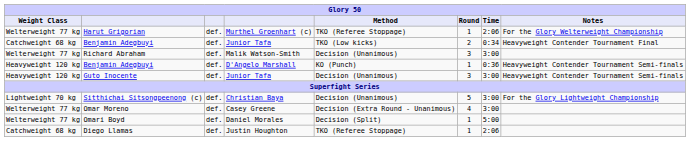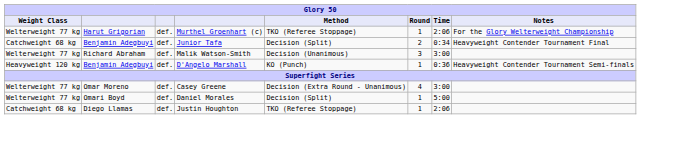(346, 43) TKO (Low kicks) -> (299, 43) Decision (Split)
- row: (110, 76)
- row: (143, 98)
